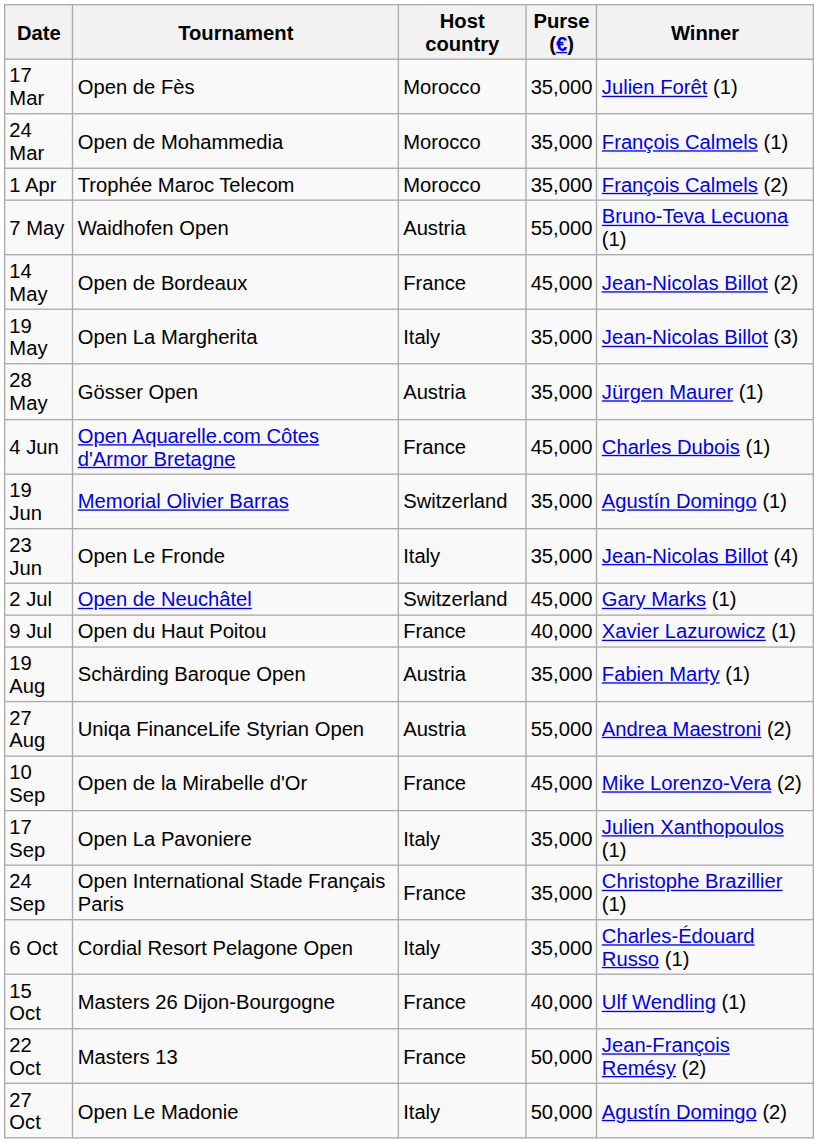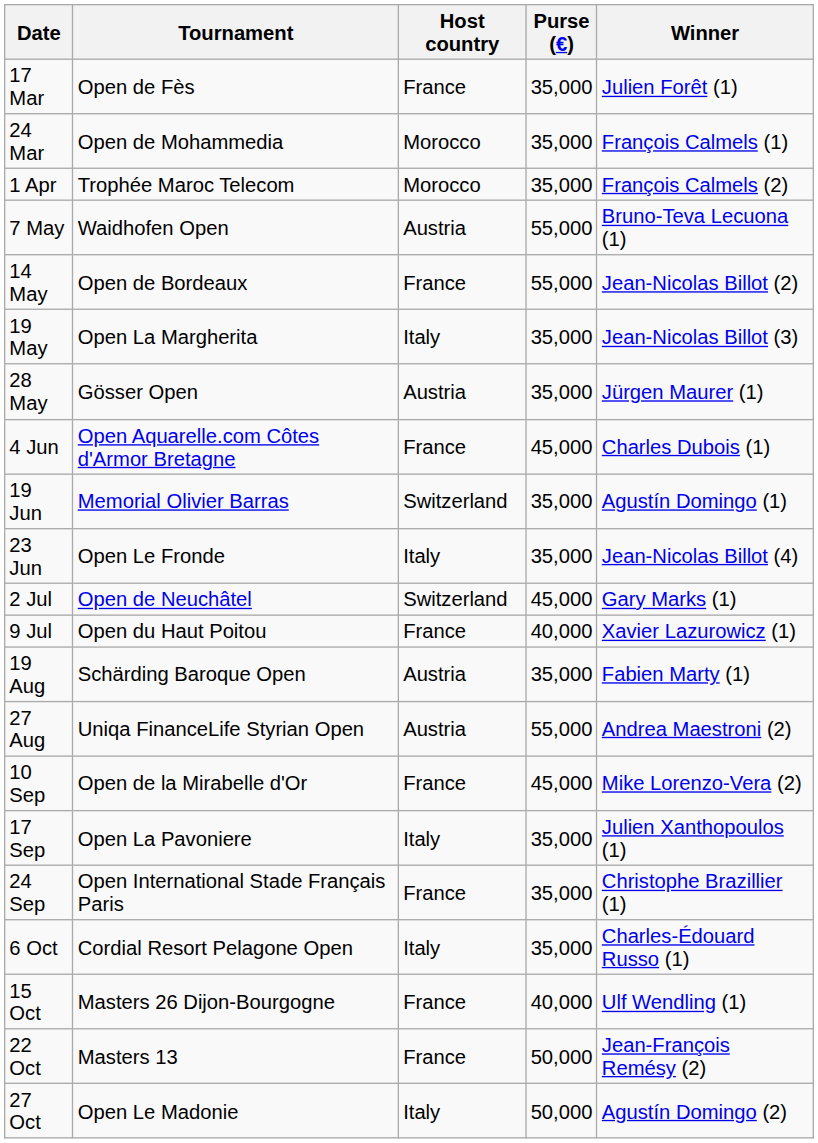(442, 87) Morocco -> (435, 87) France
(562, 283) 45,000 -> (562, 283) 55,000
